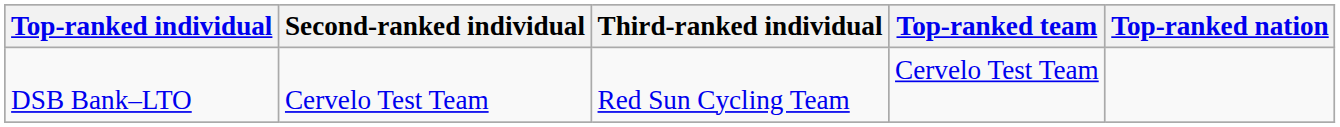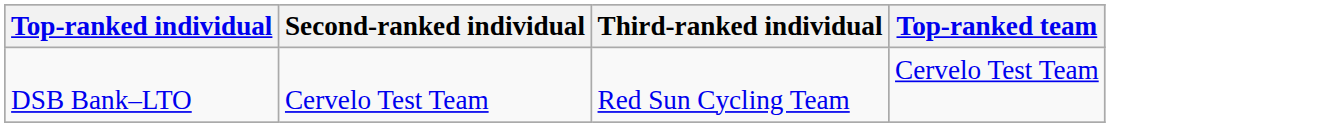- column: (1220, 26)
